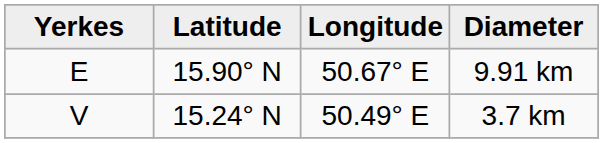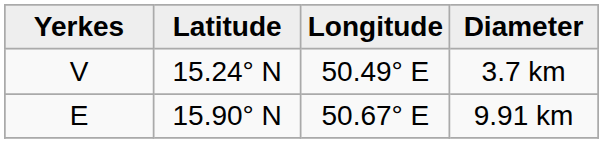rows swapped: (524, 71) <-> (524, 115)
